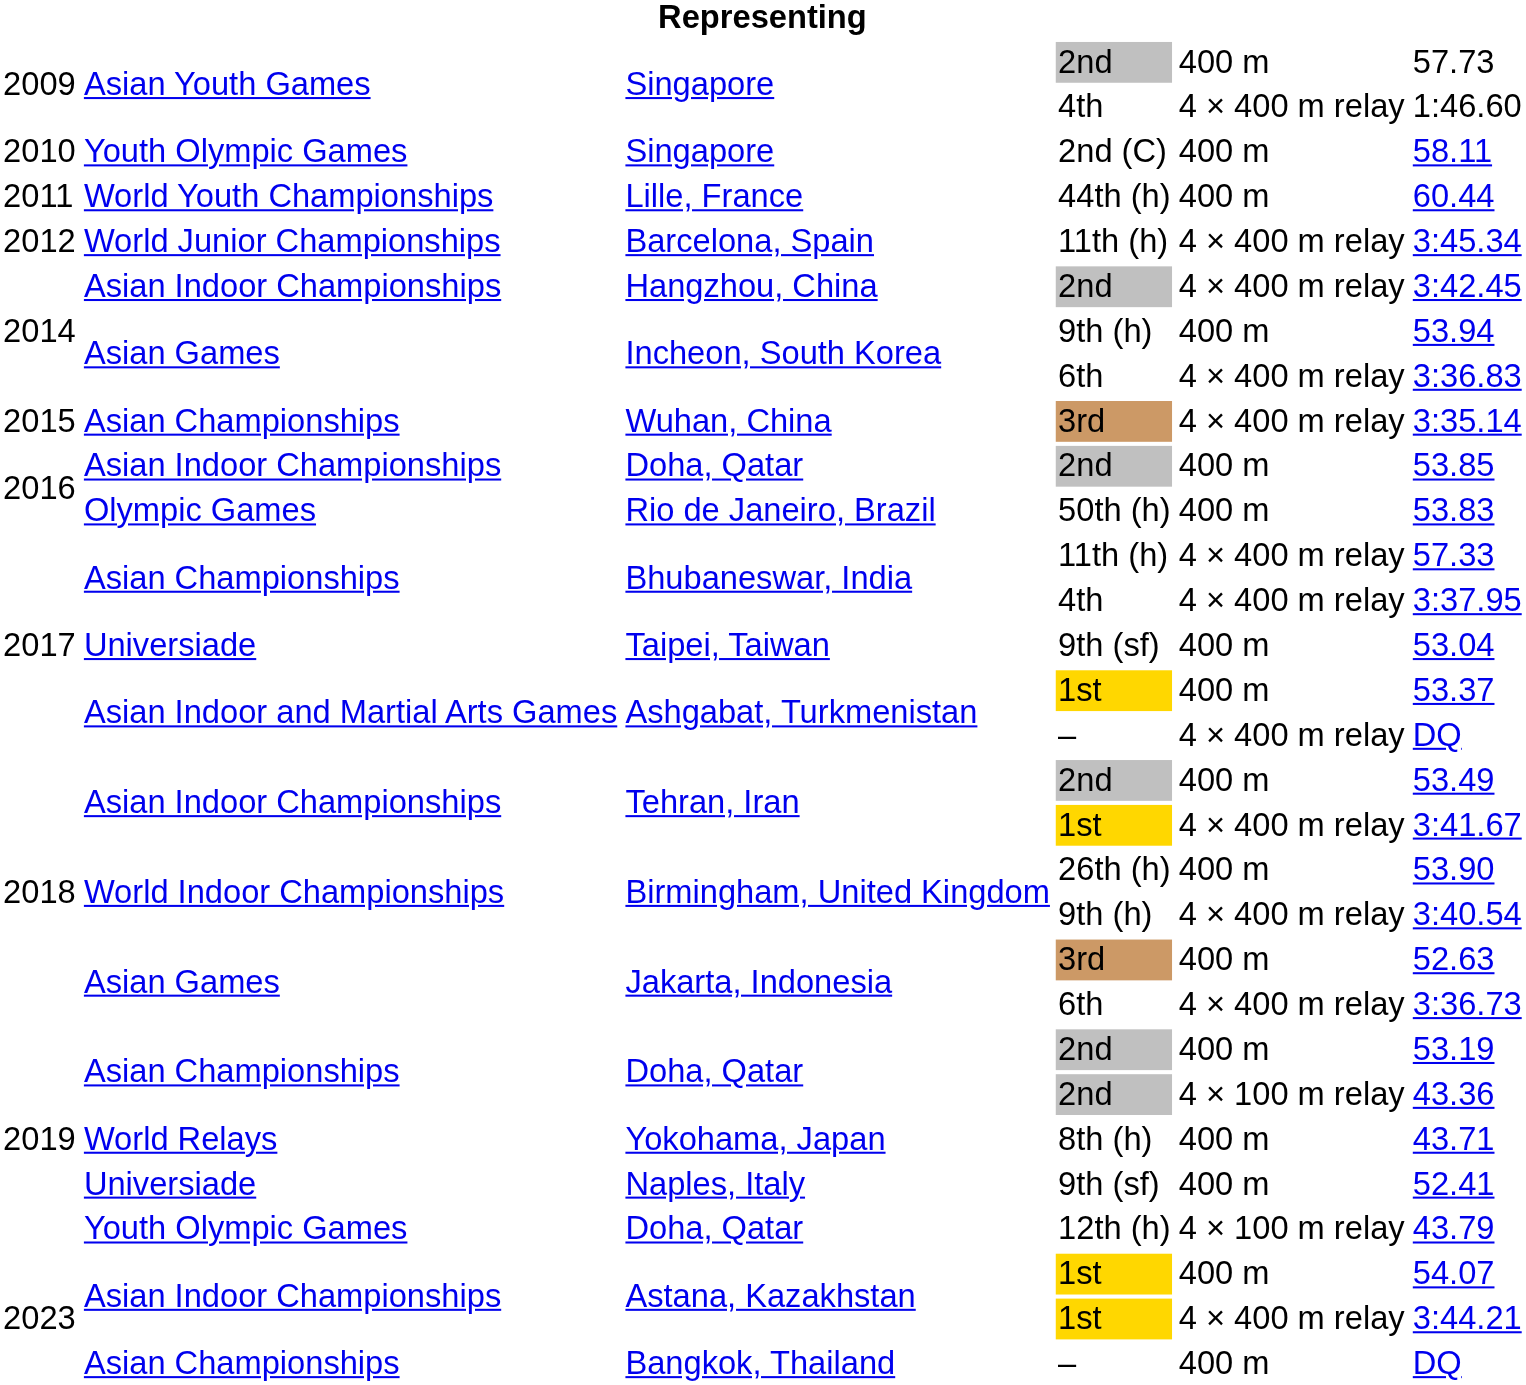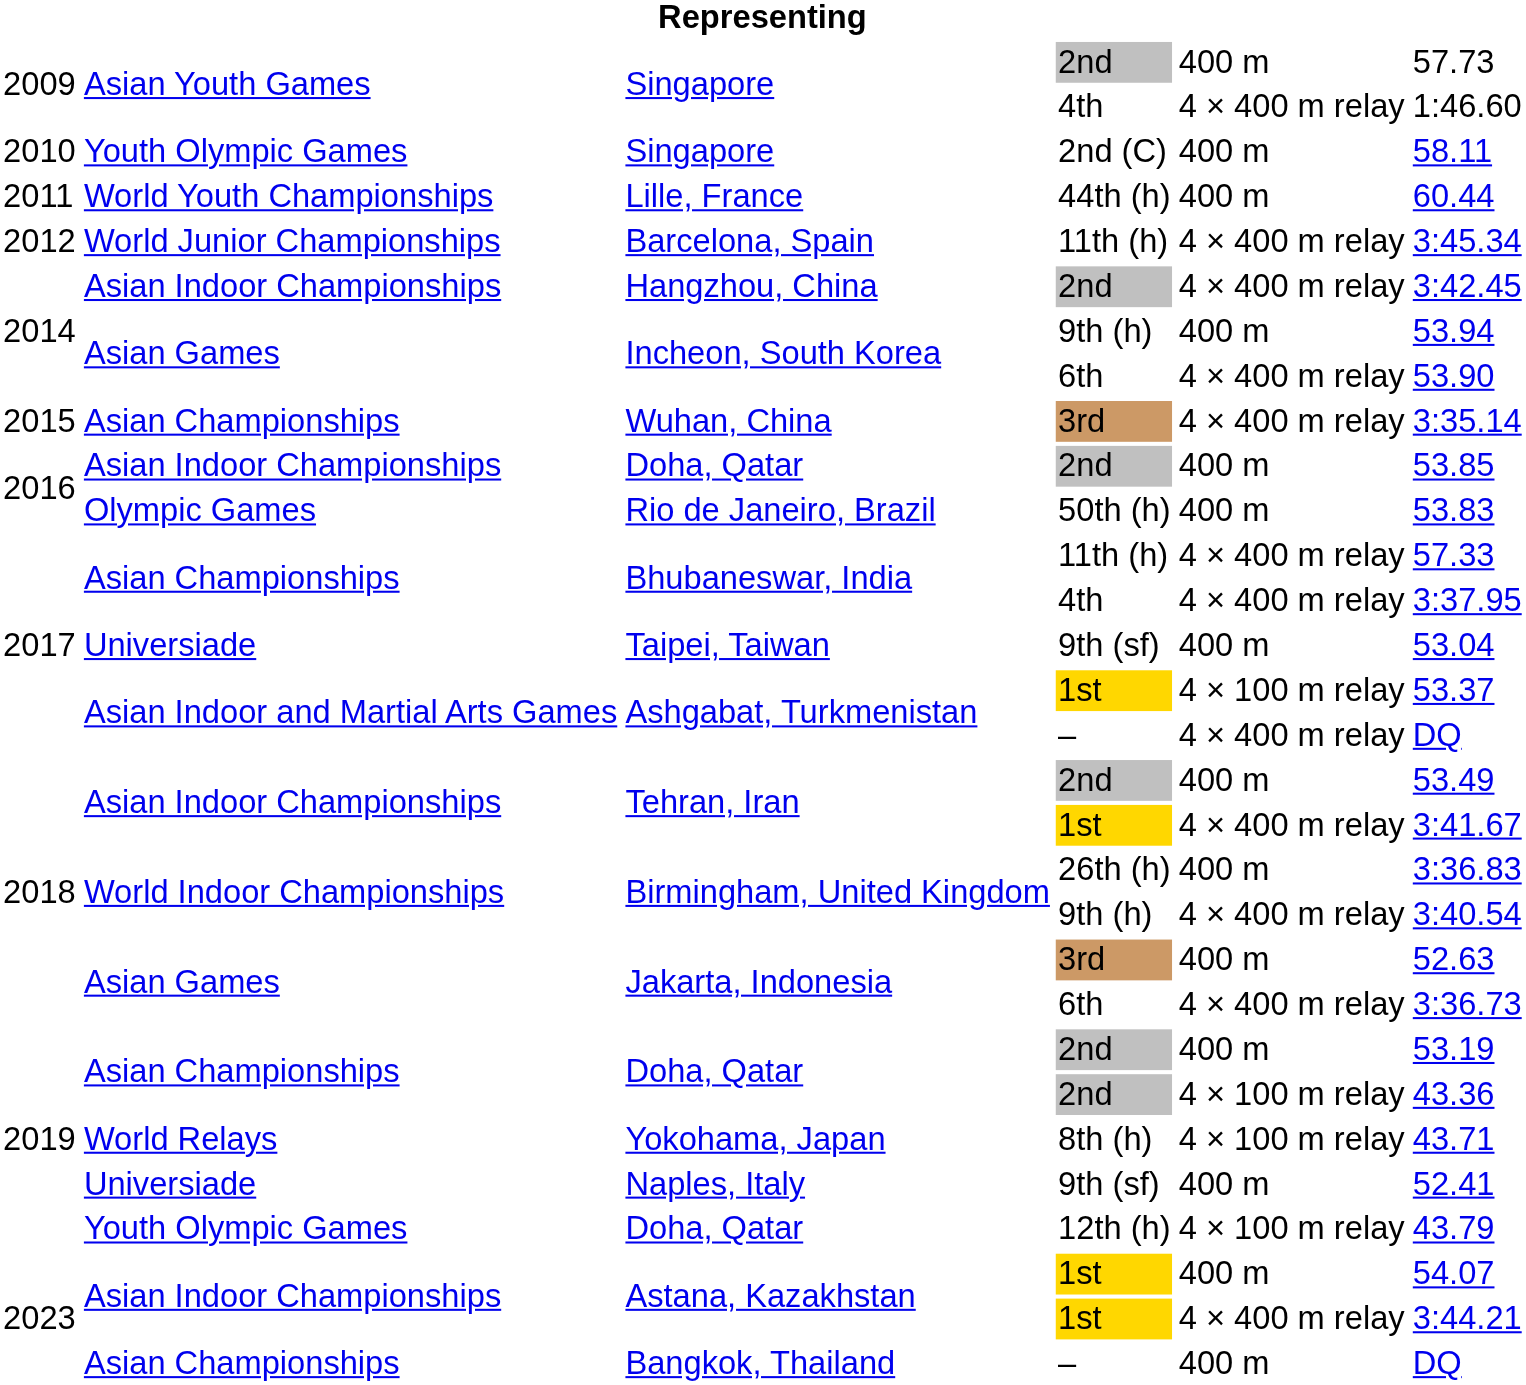(1467, 376) 3:36.83 -> (1454, 376) 53.90
(1224, 690) 400 m -> (1292, 690) 4 × 100 m relay
(1454, 869) 53.90 -> (1467, 869) 3:36.83
(1224, 1138) 400 m -> (1292, 1138) 4 × 100 m relay
